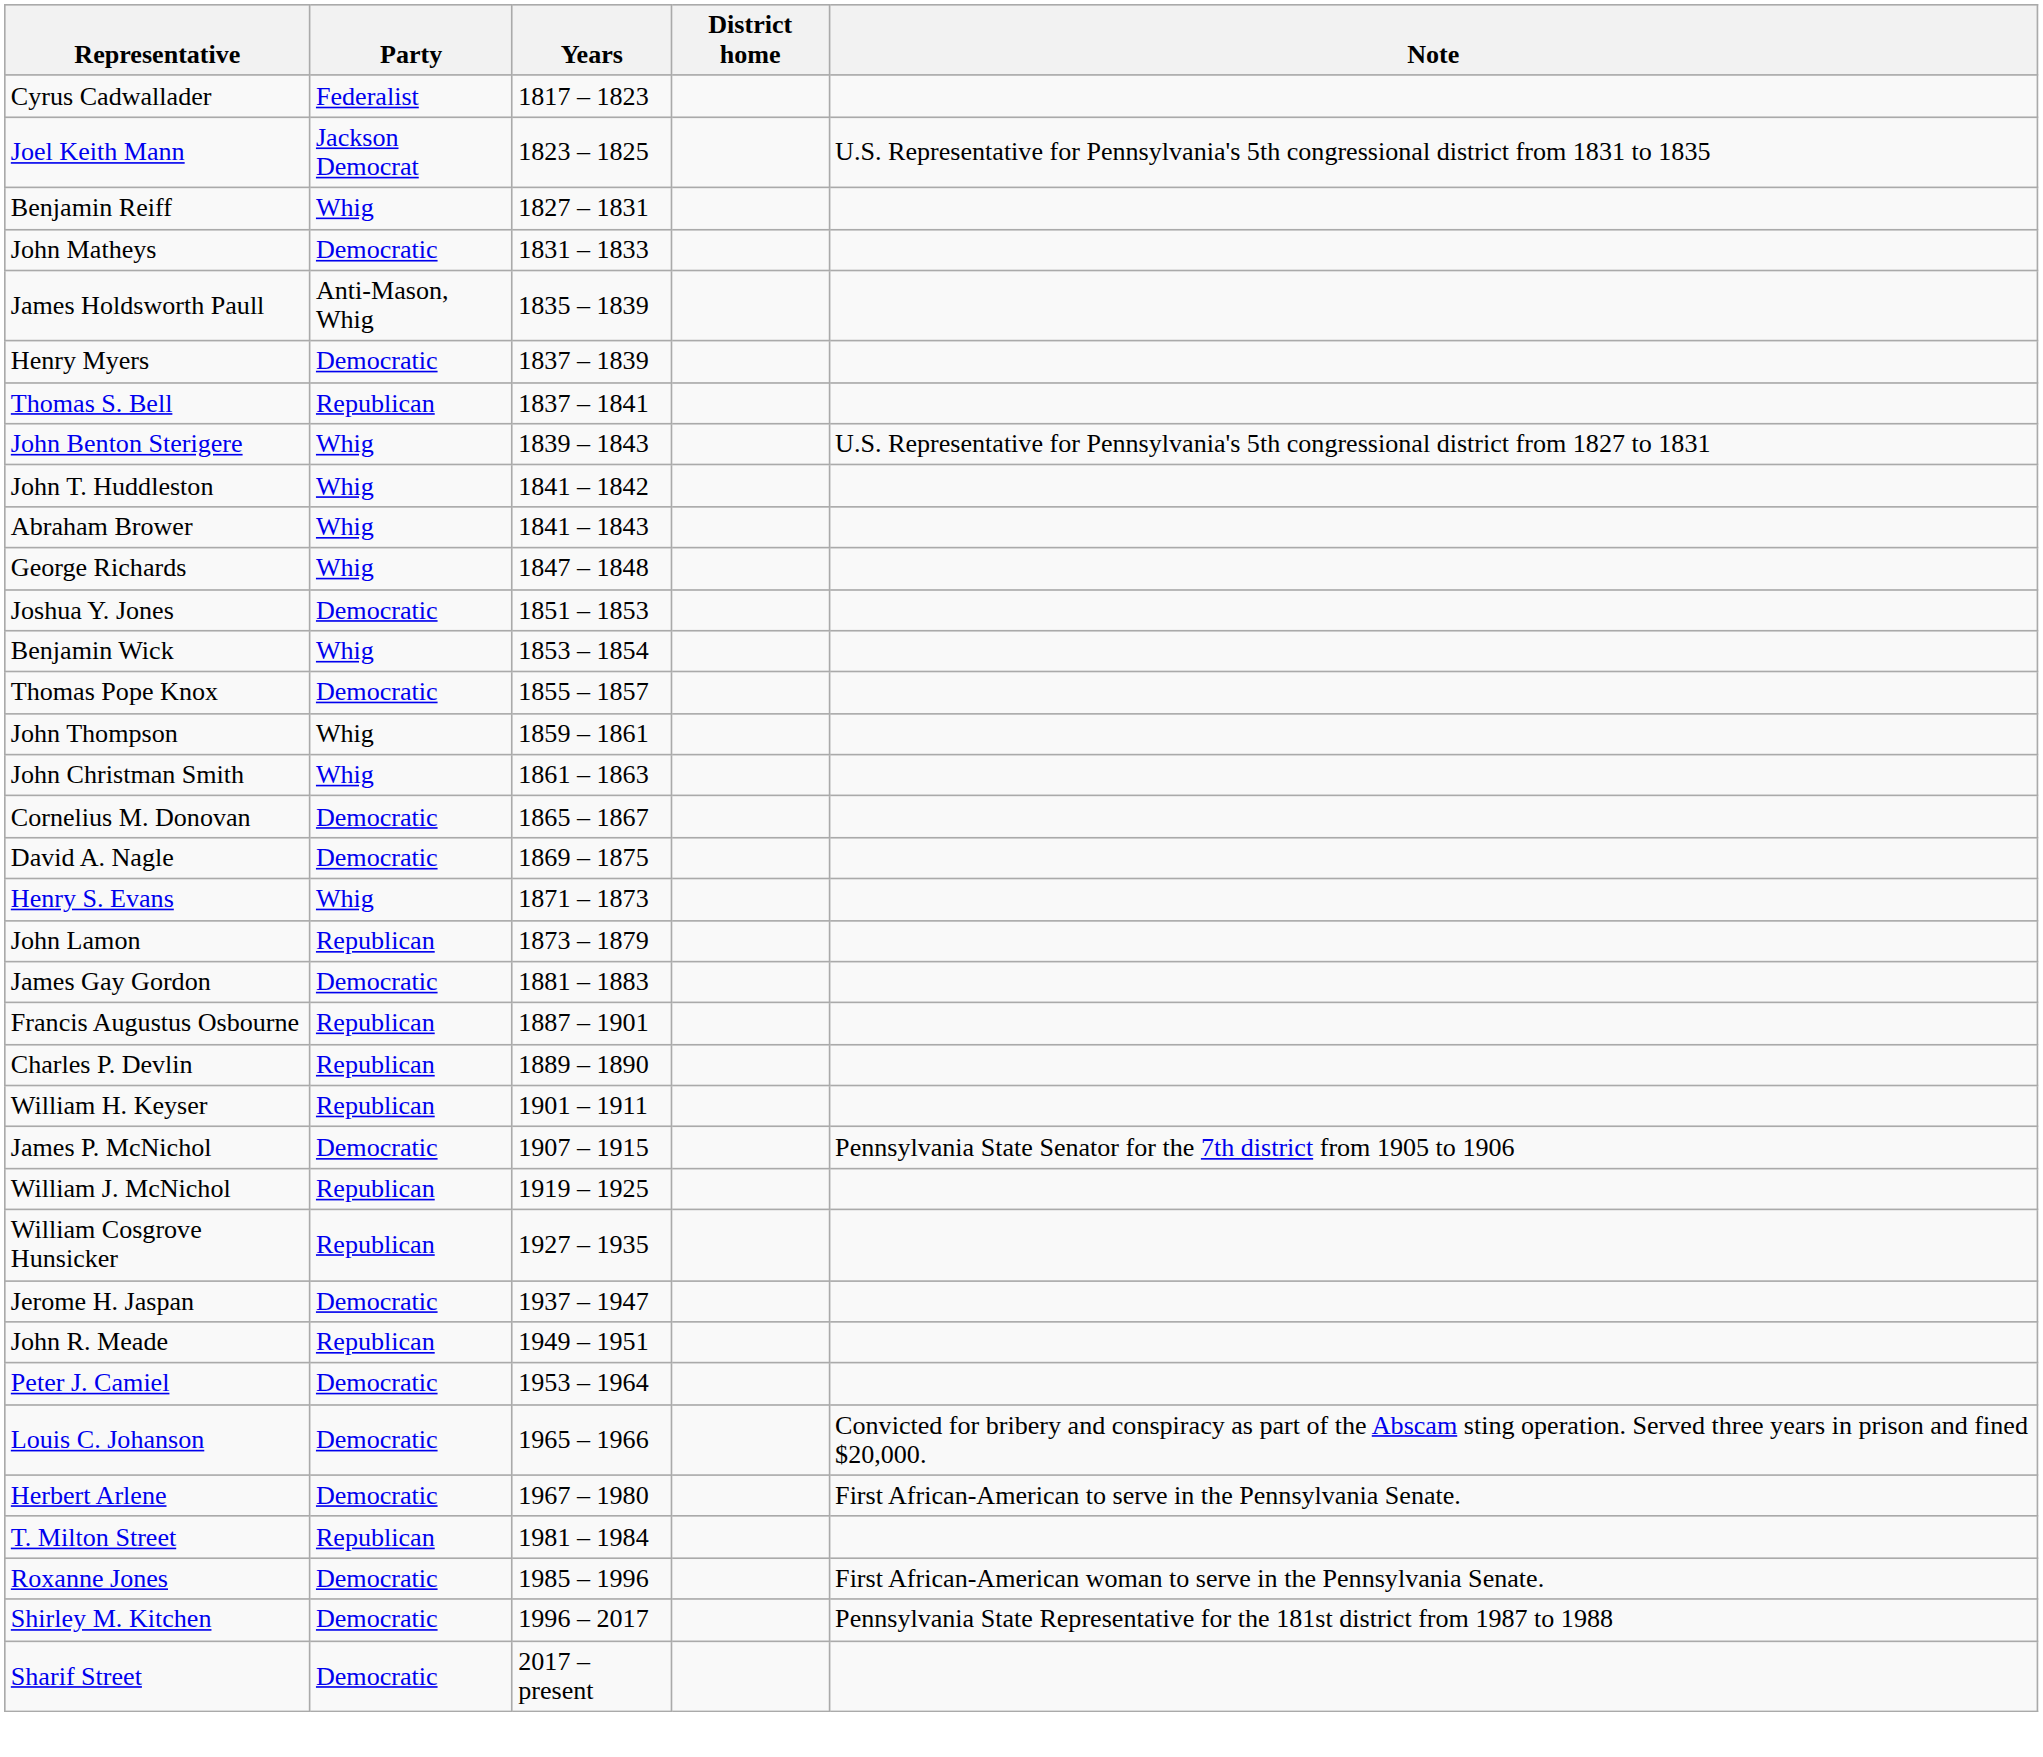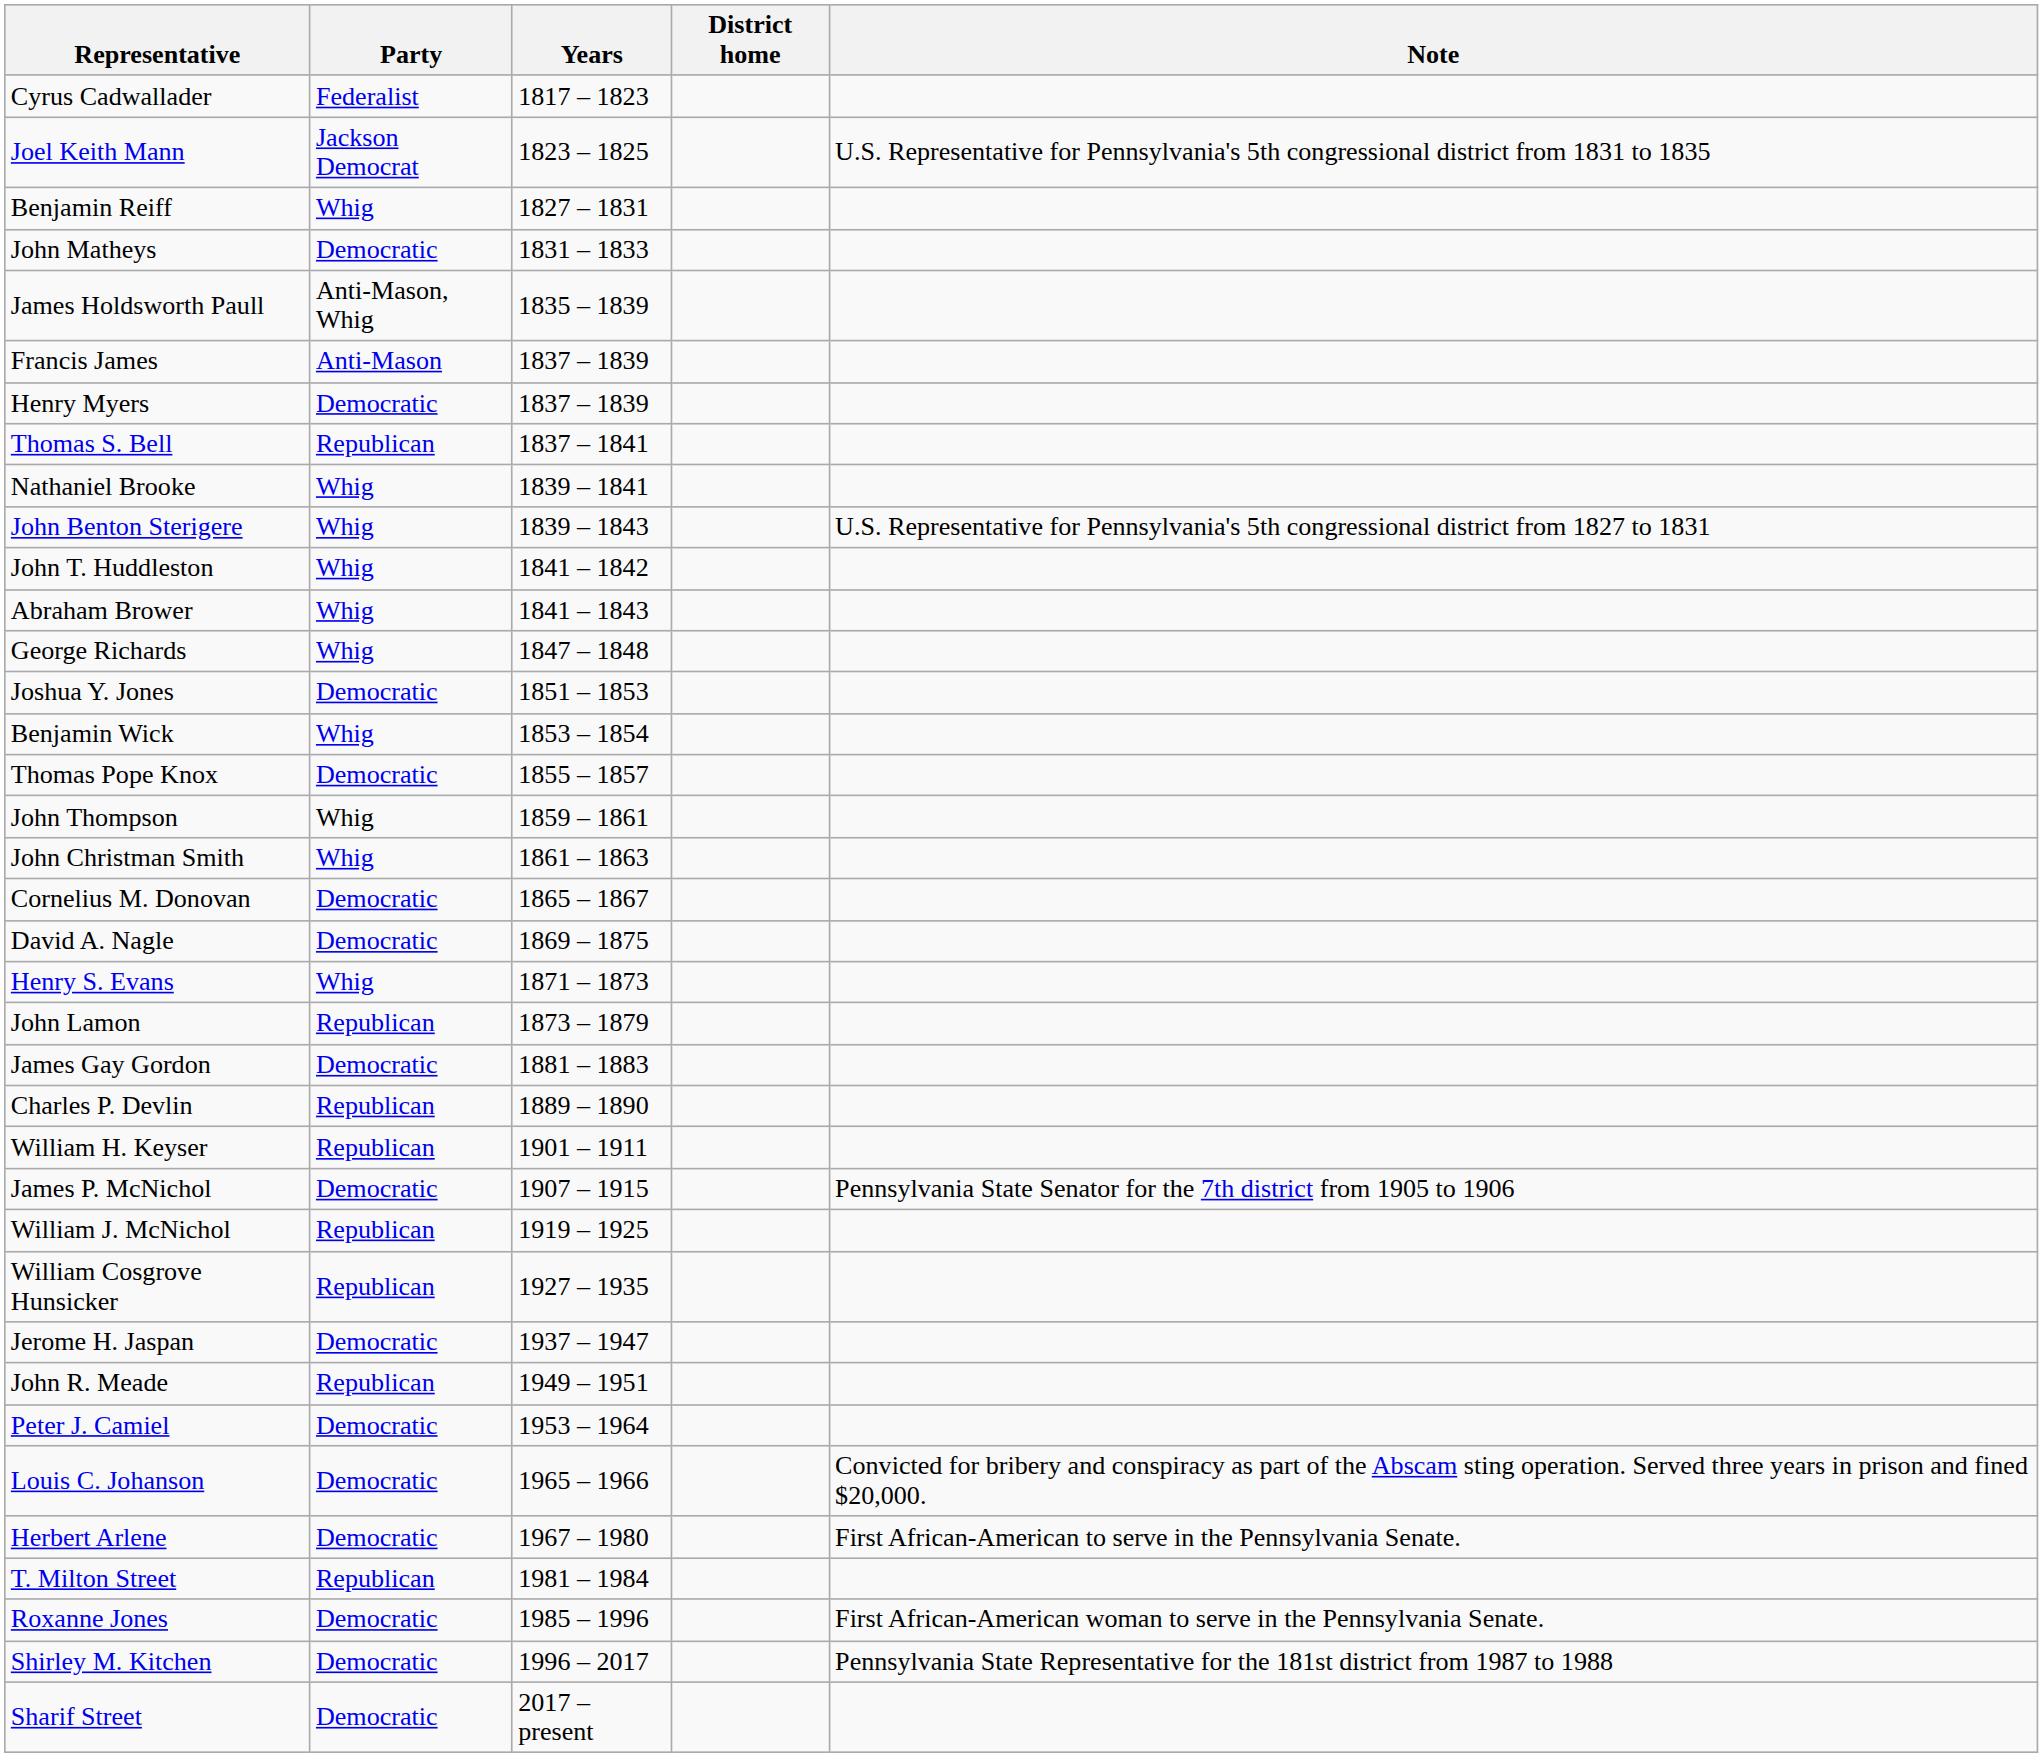+ row: (84, 361)
+ row: (103, 485)
- row: (155, 1023)
